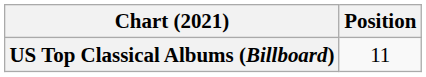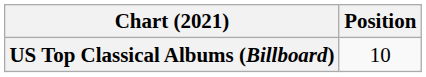(380, 54) 11 -> (380, 54) 10
